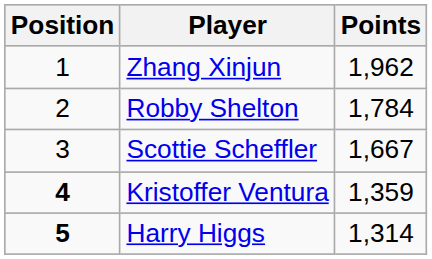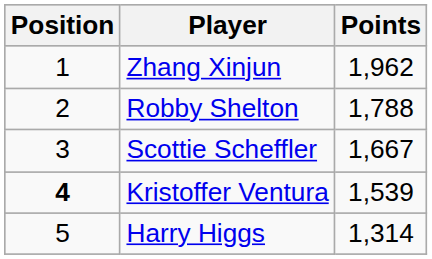(381, 108) 1,784 -> (381, 108) 1,788
(381, 191) 1,359 -> (381, 191) 1,539
(63, 233) bold -> (63, 233) normal
